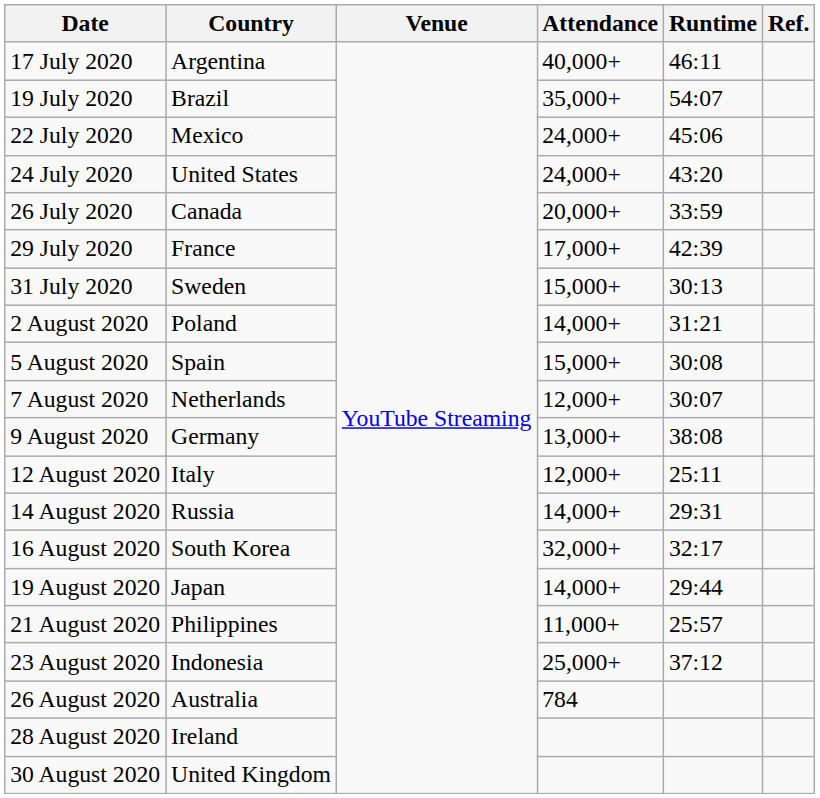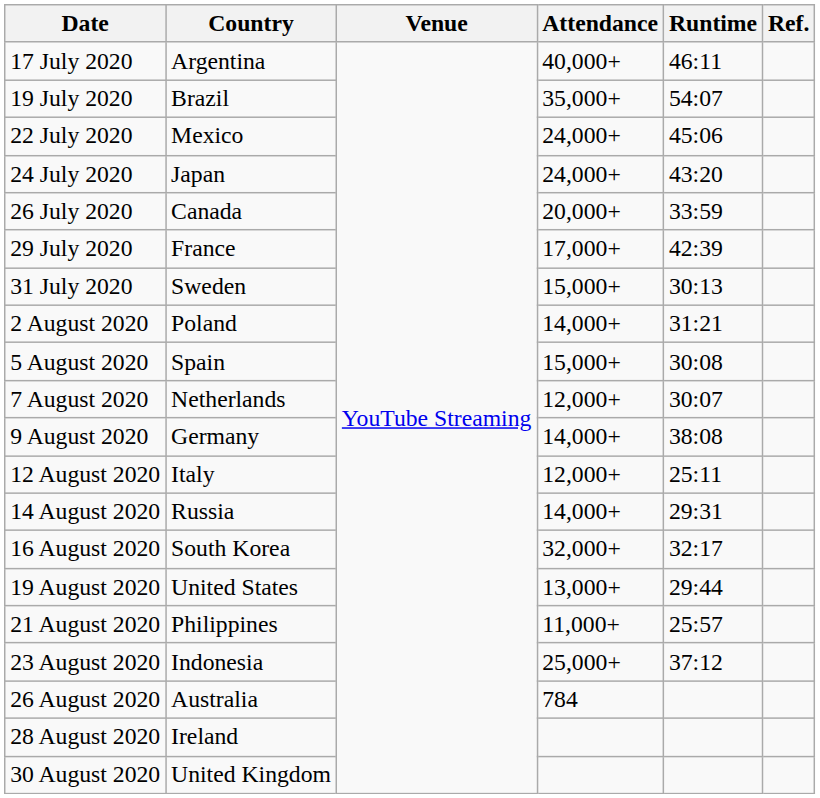(235, 173) United States -> (198, 173) Japan
(582, 436) 13,000+ -> (582, 436) 14,000+
(198, 586) Japan -> (235, 586) United States
(582, 586) 14,000+ -> (582, 586) 13,000+
